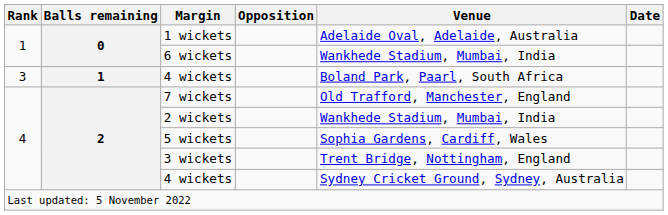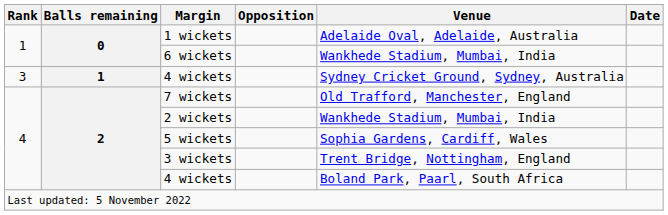(442, 76) Boland Park, Paarl, South Africa -> (472, 76) Sydney Cricket Ground, Sydney, Australia
(472, 179) Sydney Cricket Ground, Sydney, Australia -> (442, 179) Boland Park, Paarl, South Africa
